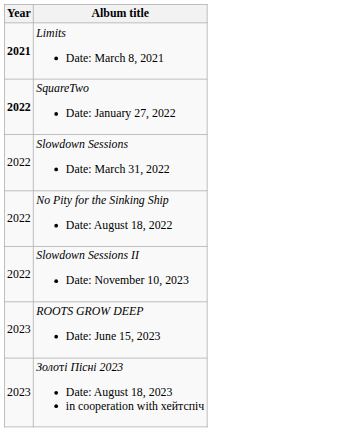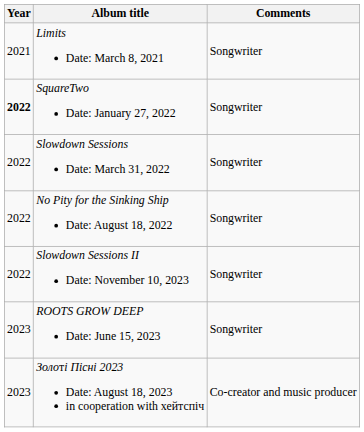+ column: (283, 13)
(19, 51) bold -> (19, 51) normal
